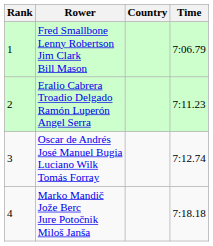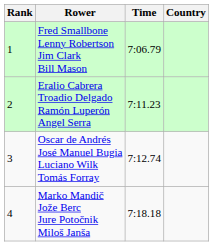columns swapped: (147, 13) <-> (189, 13)
